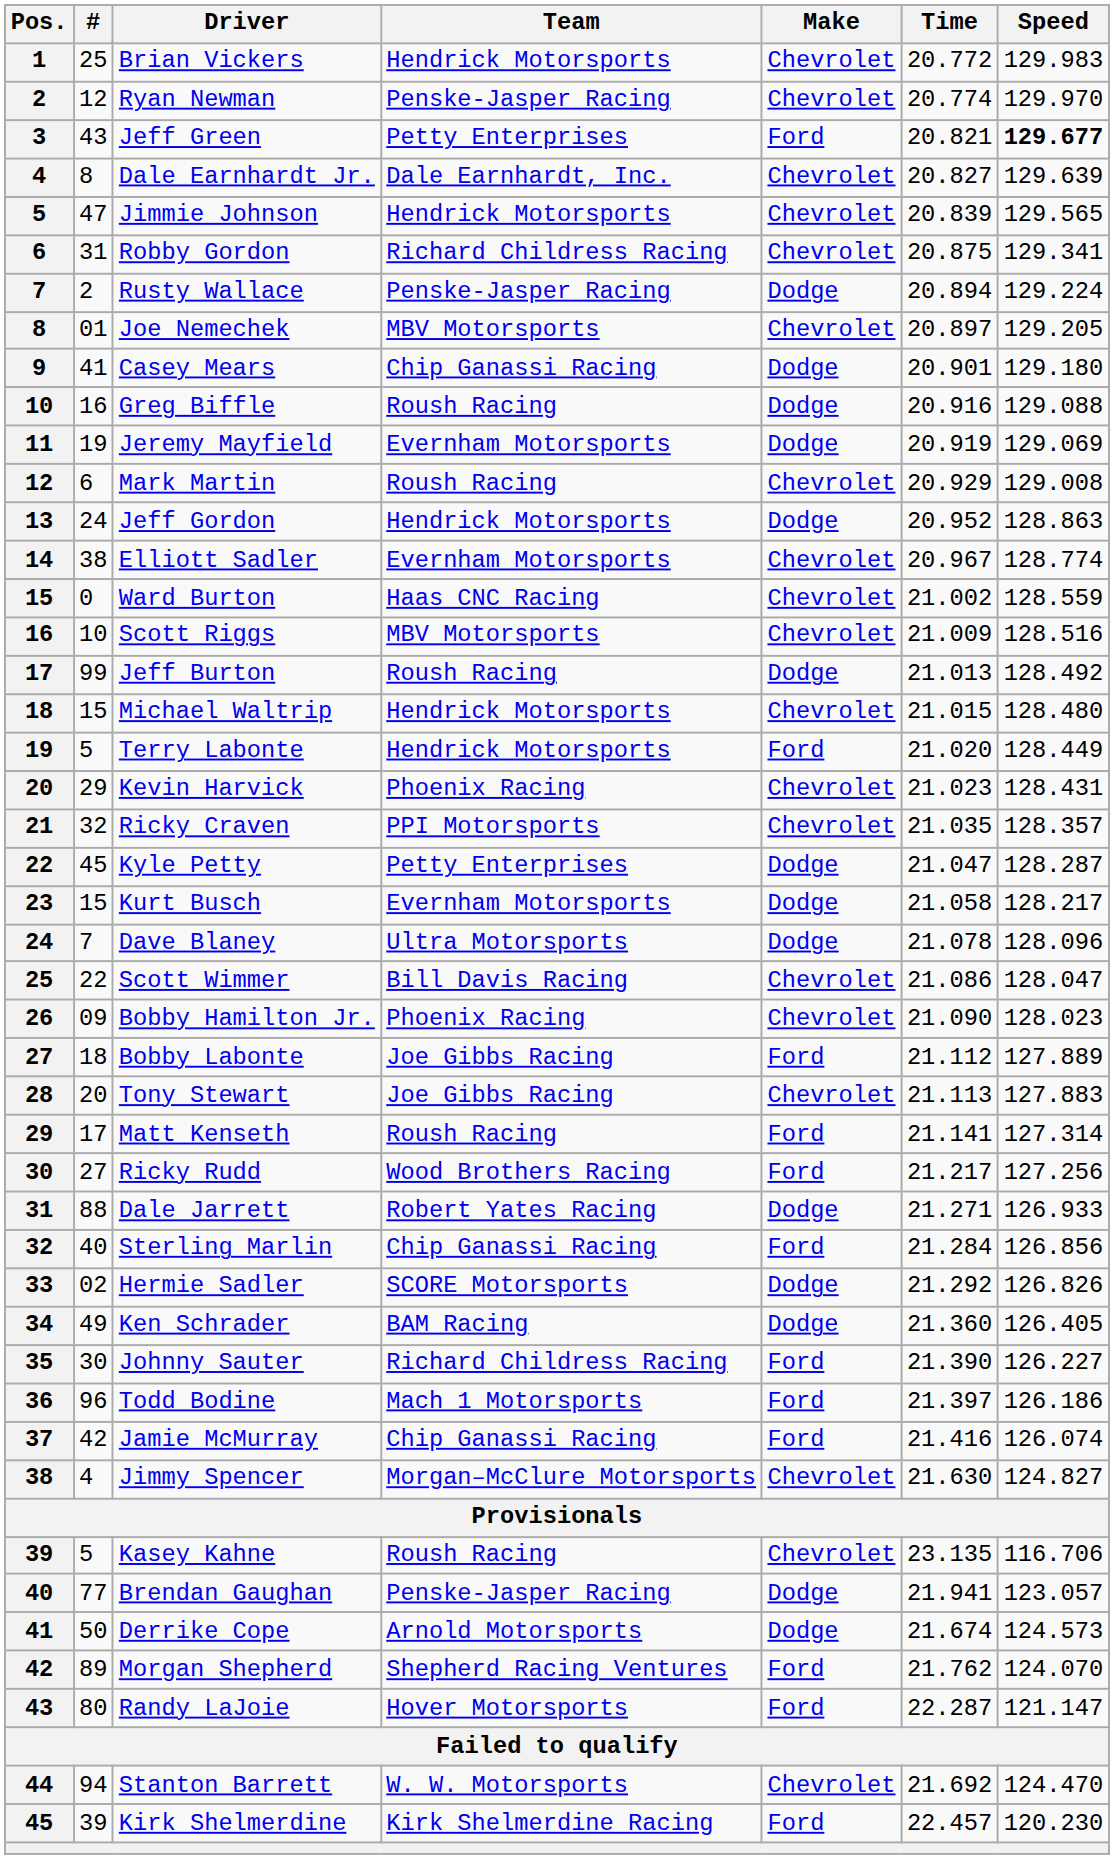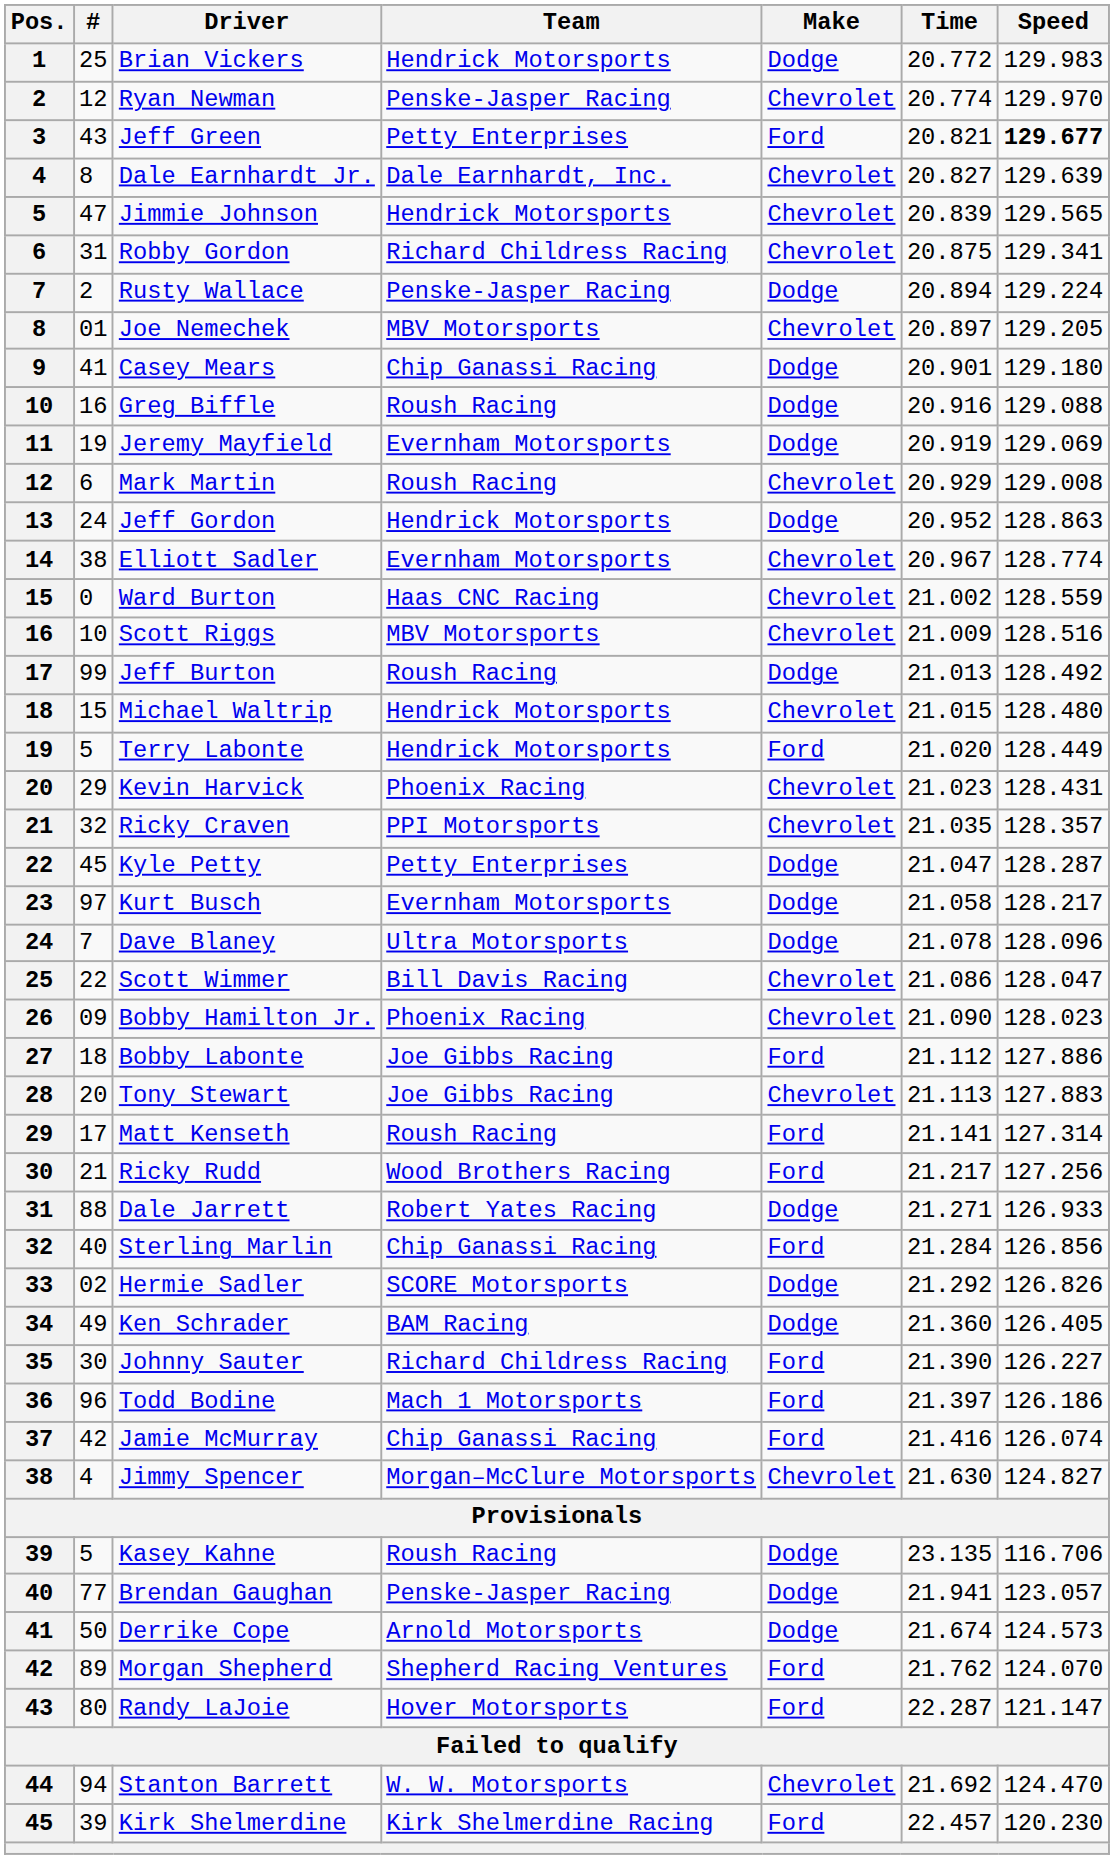(831, 63) Chevrolet -> (803, 63) Dodge
(93, 905) 15 -> (93, 905) 97
(1053, 1058) 127.889 -> (1053, 1058) 127.886
(93, 1173) 27 -> (93, 1173) 21
(831, 1556) Chevrolet -> (803, 1556) Dodge
